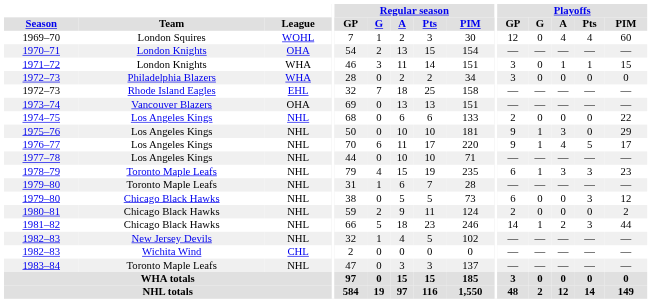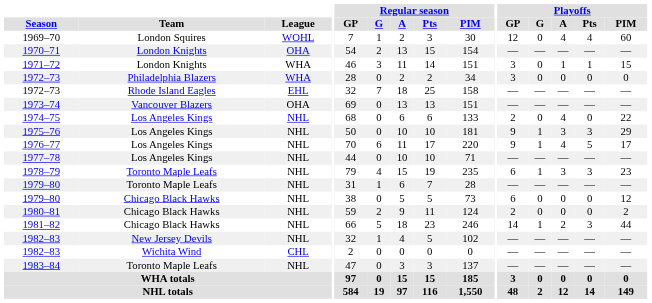(563, 118) 0 -> (563, 118) 4
(590, 131) 0 -> (590, 131) 3
(590, 198) 3 -> (590, 198) 0
